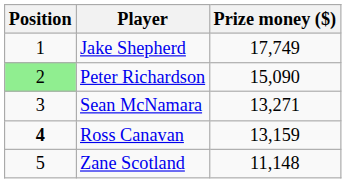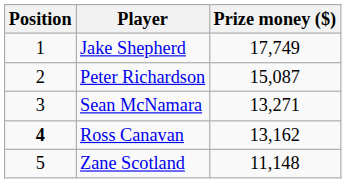(40, 76) lightgreen background -> (40, 76) no background
(275, 76) 15,090 -> (275, 76) 15,087
(275, 134) 13,159 -> (275, 134) 13,162
